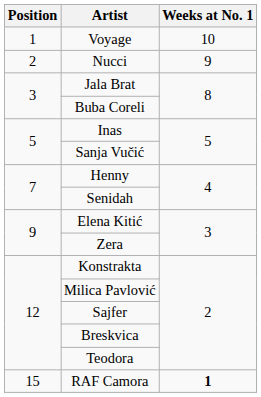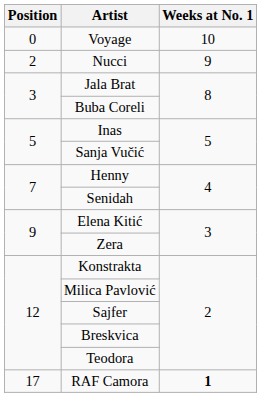(33, 38) 1 -> (33, 38) 0
(33, 381) 15 -> (33, 381) 17
